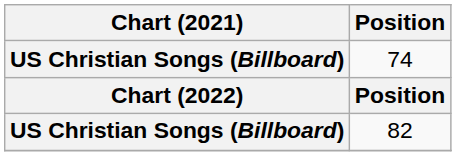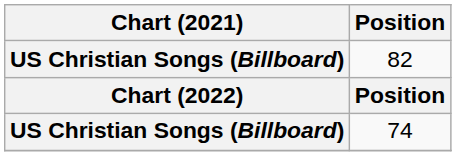rows swapped: (400, 131) <-> (400, 58)
